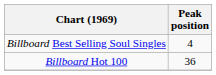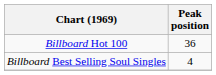rows swapped: (86, 61) <-> (86, 43)
